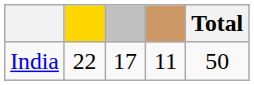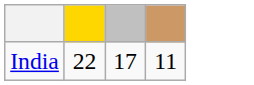- column: (217, 23)
